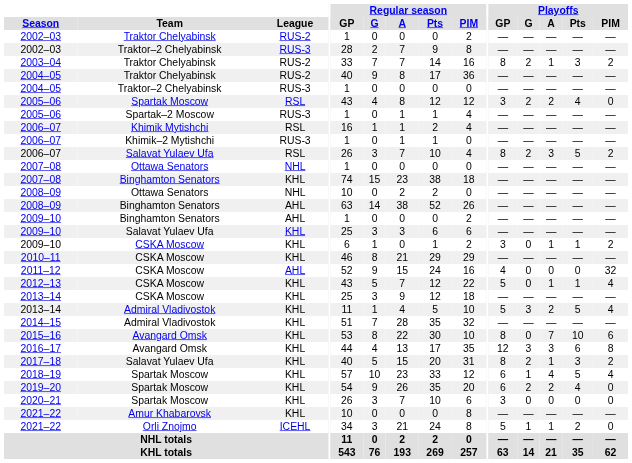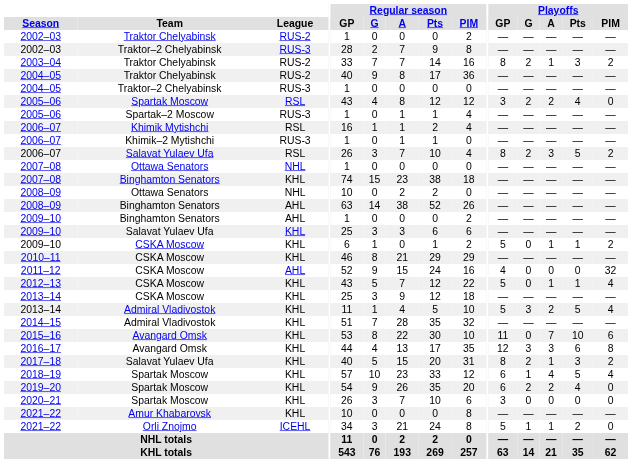(503, 244) 3 -> (503, 244) 5
(503, 335) 8 -> (503, 335) 11
